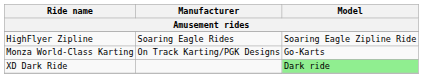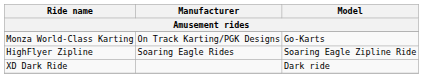rows swapped: (50, 39) <-> (70, 53)
(307, 66) lightgreen background -> (307, 66) no background
